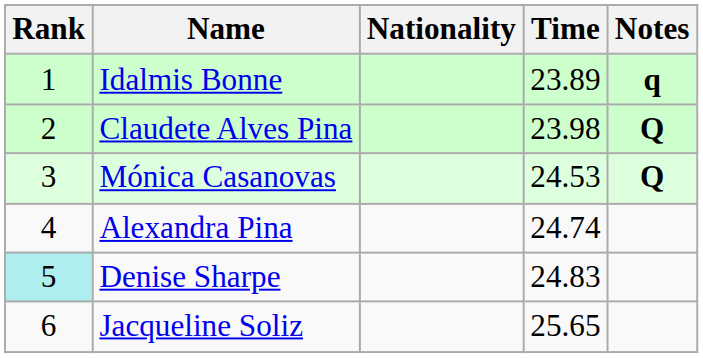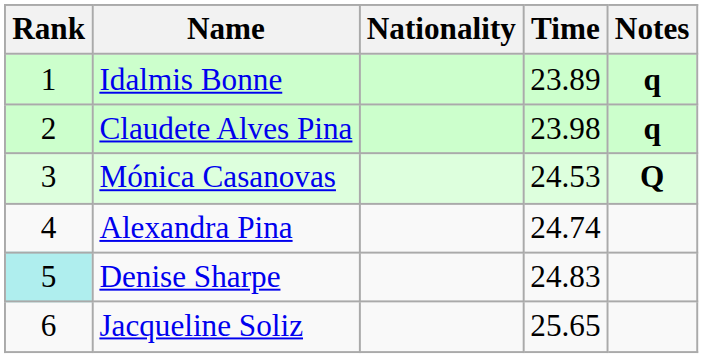(652, 128) Q -> (652, 128) q
